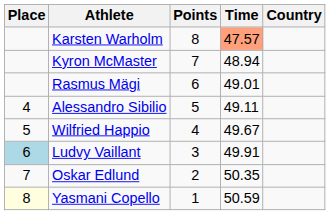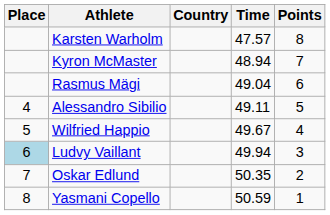columns swapped: (294, 15) <-> (195, 15)
(242, 38) lightsalmon background -> (253, 38) no background
(242, 84) 49.01 -> (253, 84) 49.04
(242, 152) 49.91 -> (253, 152) 49.94
(27, 198) lightyellow background -> (27, 198) no background
